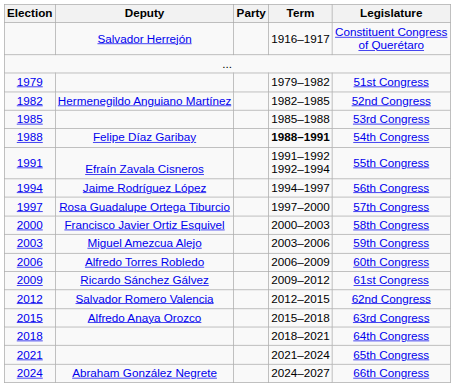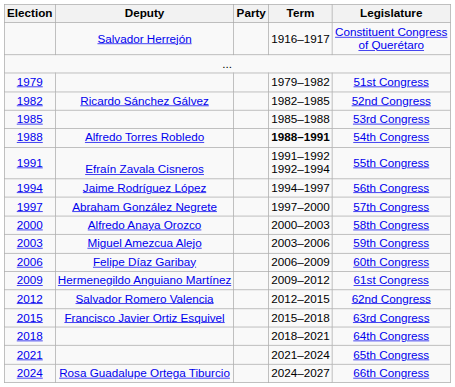(145, 100) Hermenegildo Anguiano Martínez -> (145, 100) Ricardo Sánchez Gálvez
(145, 138) Felipe Díaz Garibay -> (145, 138) Alfredo Torres Robledo
(145, 206) Rosa Guadalupe Ortega Tiburcio -> (145, 206) Abraham González Negrete
(145, 225) Francisco Javier Ortiz Esquivel -> (145, 225) Alfredo Anaya Orozco
(145, 262) Alfredo Torres Robledo -> (145, 262) Felipe Díaz Garibay
(145, 280) Ricardo Sánchez Gálvez -> (145, 280) Hermenegildo Anguiano Martínez
(145, 317) Alfredo Anaya Orozco -> (145, 317) Francisco Javier Ortiz Esquivel
(145, 373) Abraham González Negrete -> (145, 373) Rosa Guadalupe Ortega Tiburcio
